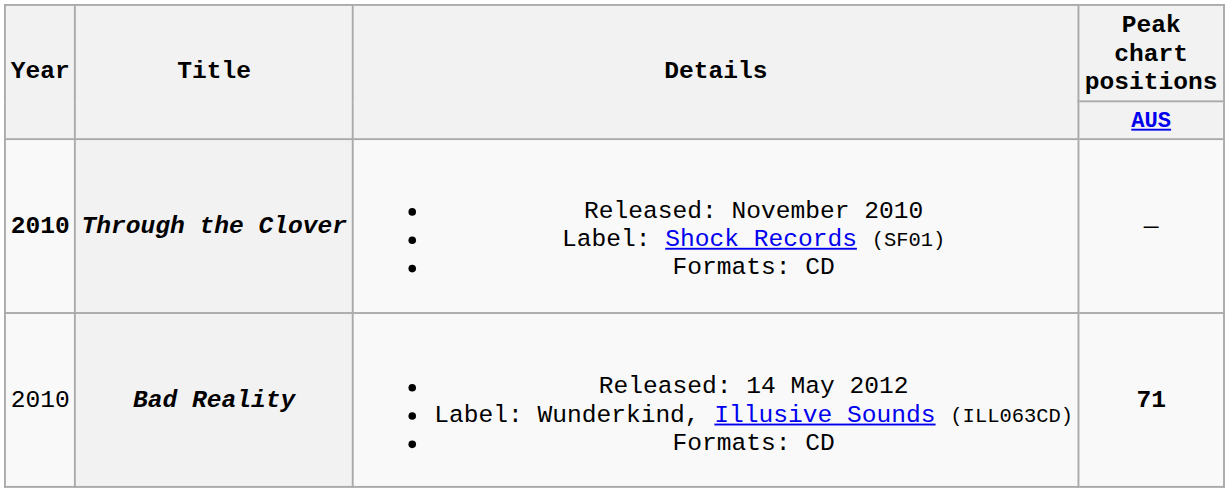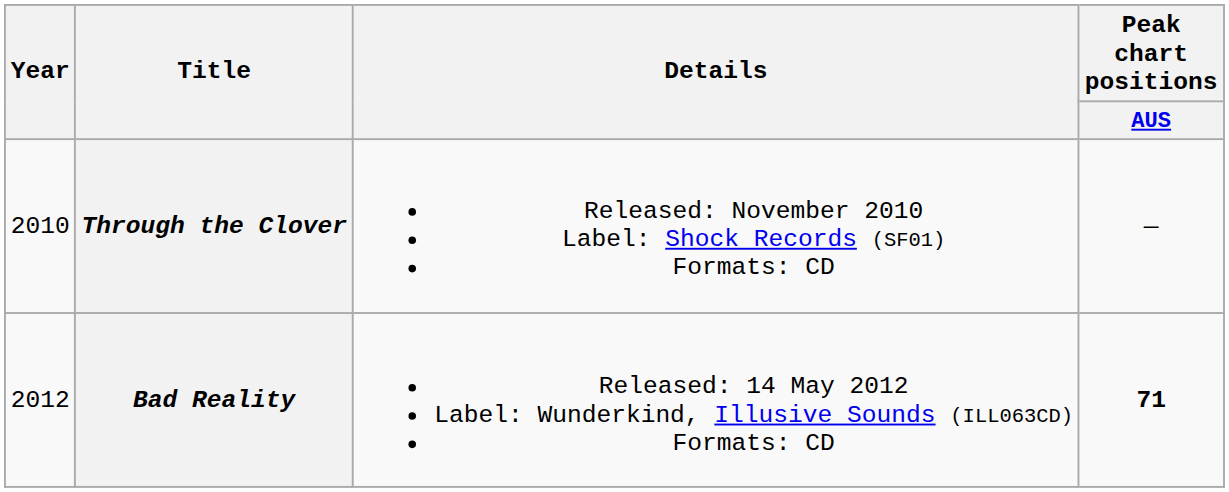(40, 226) bold -> (40, 226) normal
(40, 400) 2010 -> (40, 400) 2012
